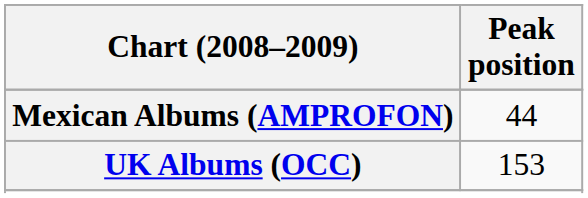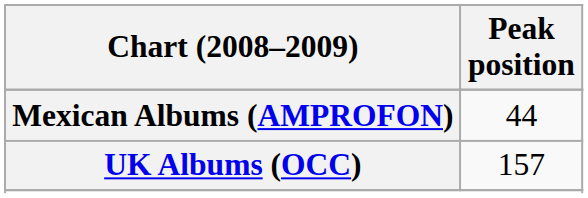(521, 164) 153 -> (521, 164) 157
